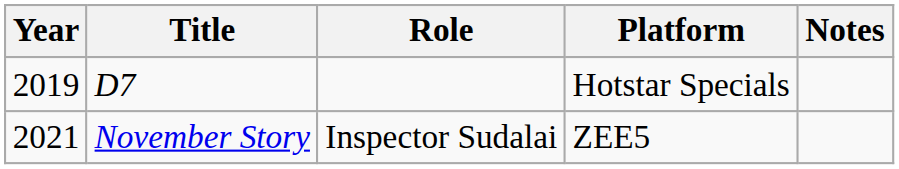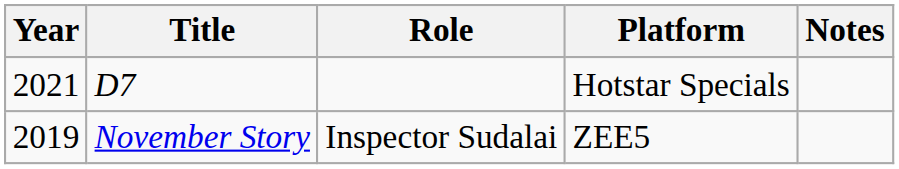(46, 83) 2019 -> (46, 83) 2021
(46, 136) 2021 -> (46, 136) 2019
